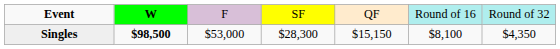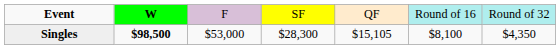(372, 34) $15,150 -> (372, 34) $15,105
